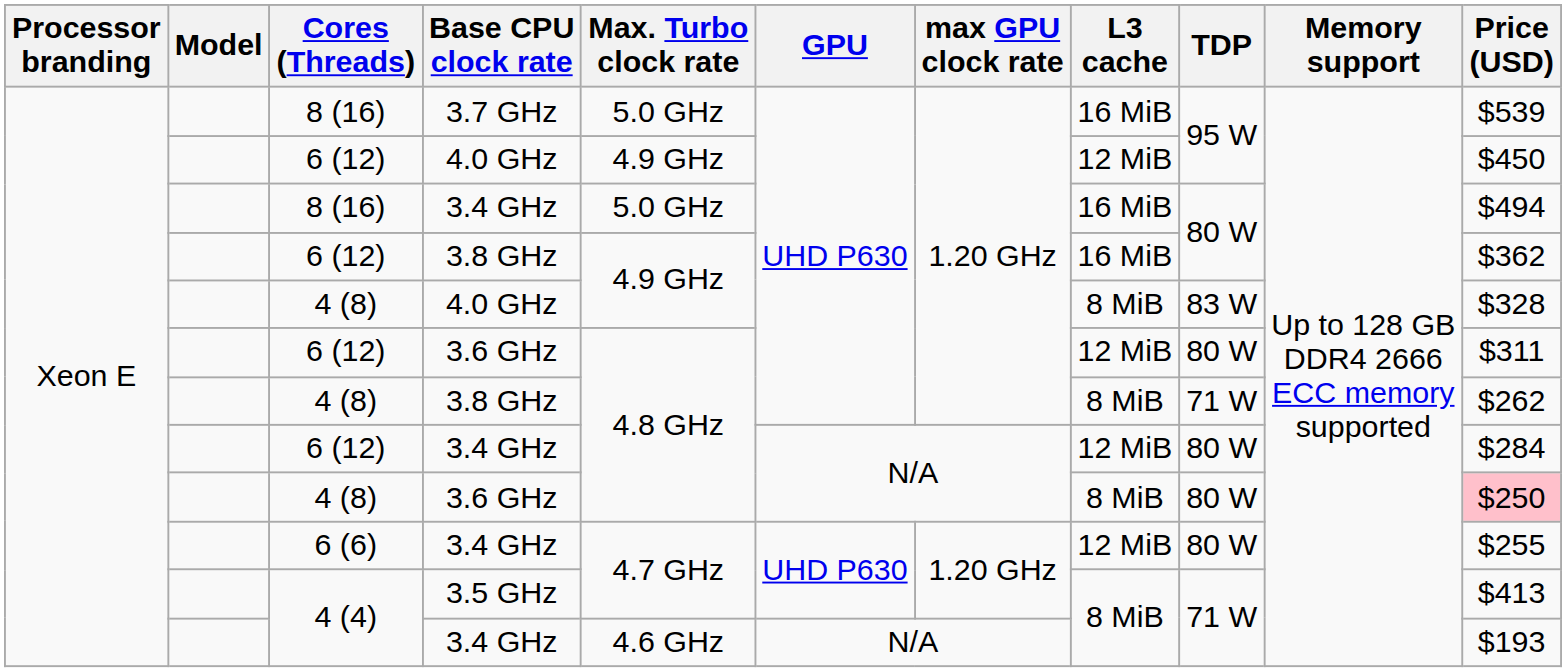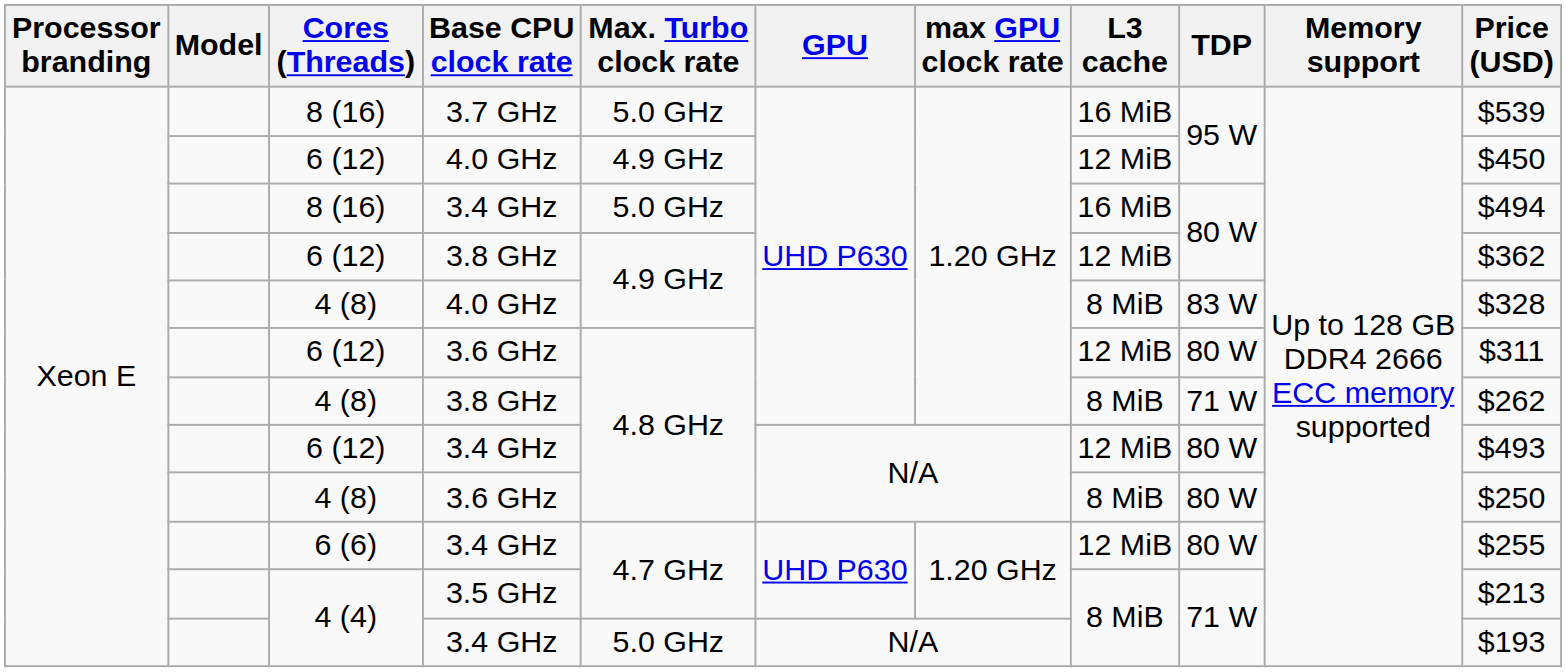(1125, 255) 16 MiB -> (1125, 255) 12 MiB
(1512, 448) $284 -> (1512, 448) $493
(1512, 496) pink background -> (1512, 496) no background
(1512, 593) $413 -> (1512, 593) $213
(668, 641) 4.6 GHz -> (668, 641) 5.0 GHz
